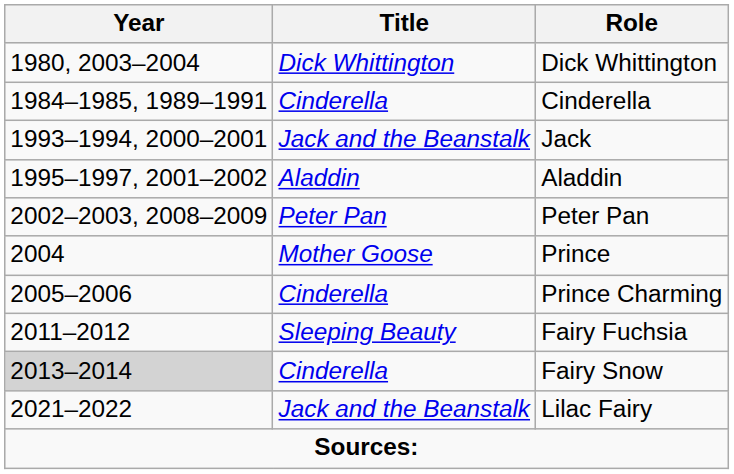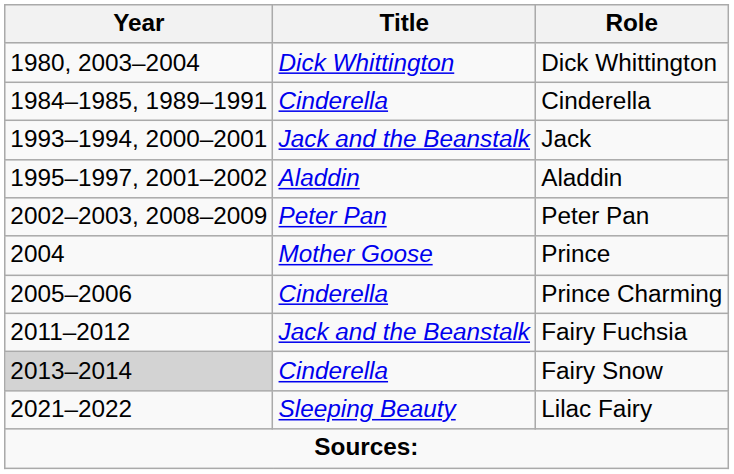(367, 332) Sleeping Beauty -> (404, 332) Jack and the Beanstalk
(404, 409) Jack and the Beanstalk -> (367, 409) Sleeping Beauty
